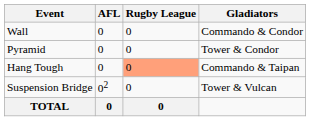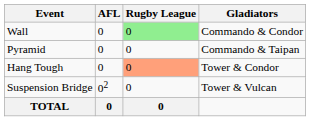(129, 31) no background -> (129, 31) lightgreen background
(240, 49) Tower & Condor -> (250, 49) Commando & Taipan
(250, 67) Commando & Taipan -> (240, 67) Tower & Condor
